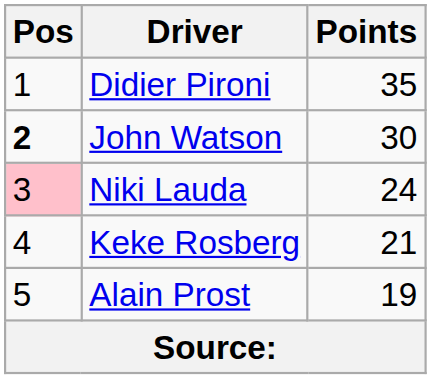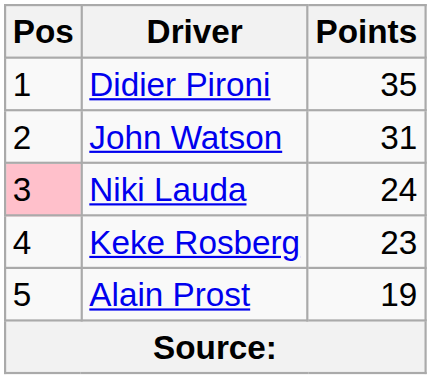(22, 137) bold -> (22, 137) normal
(399, 137) 30 -> (399, 137) 31
(399, 242) 21 -> (399, 242) 23
